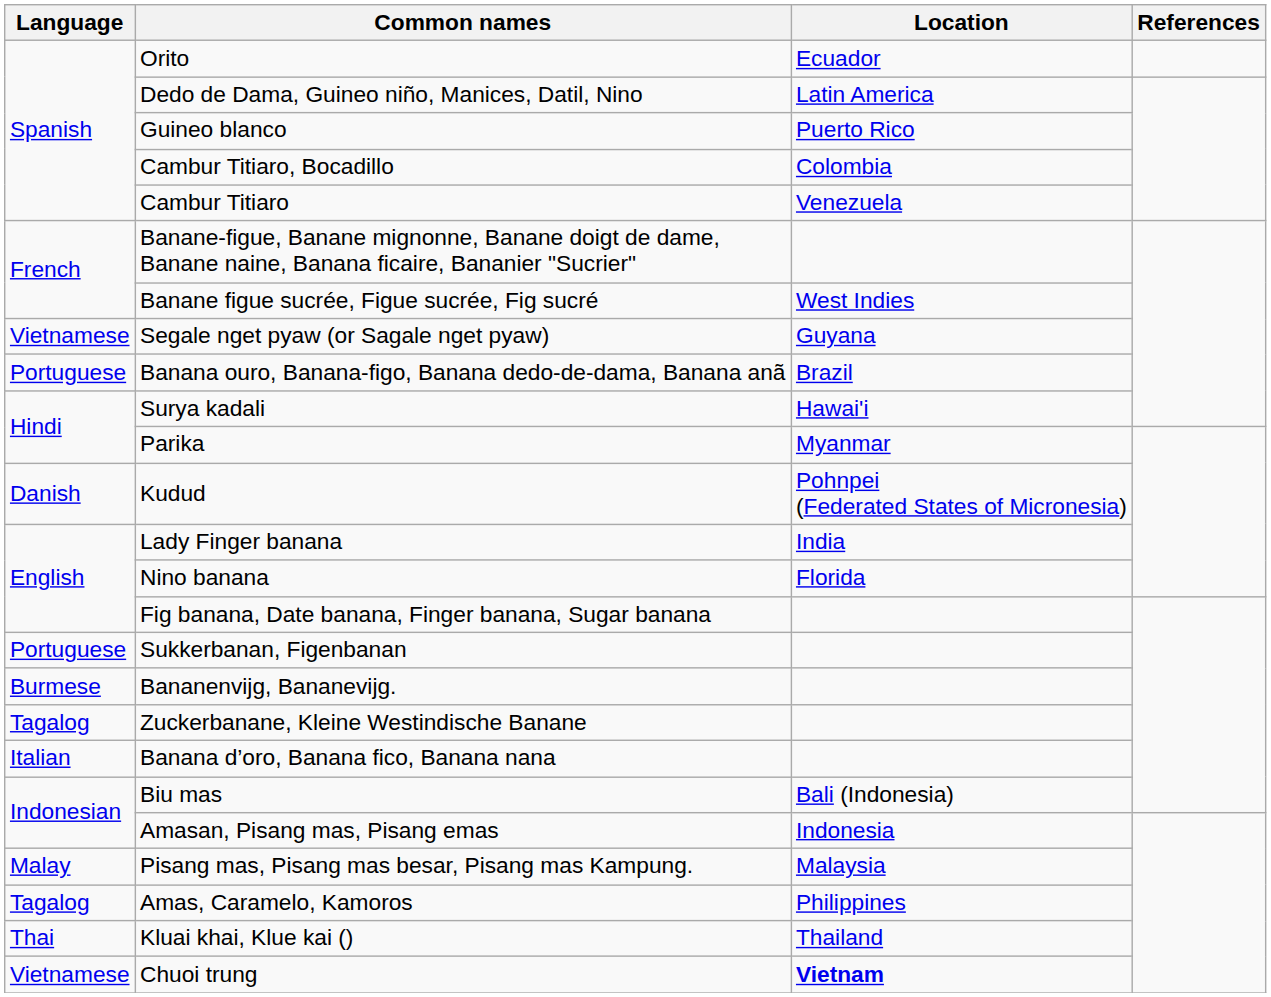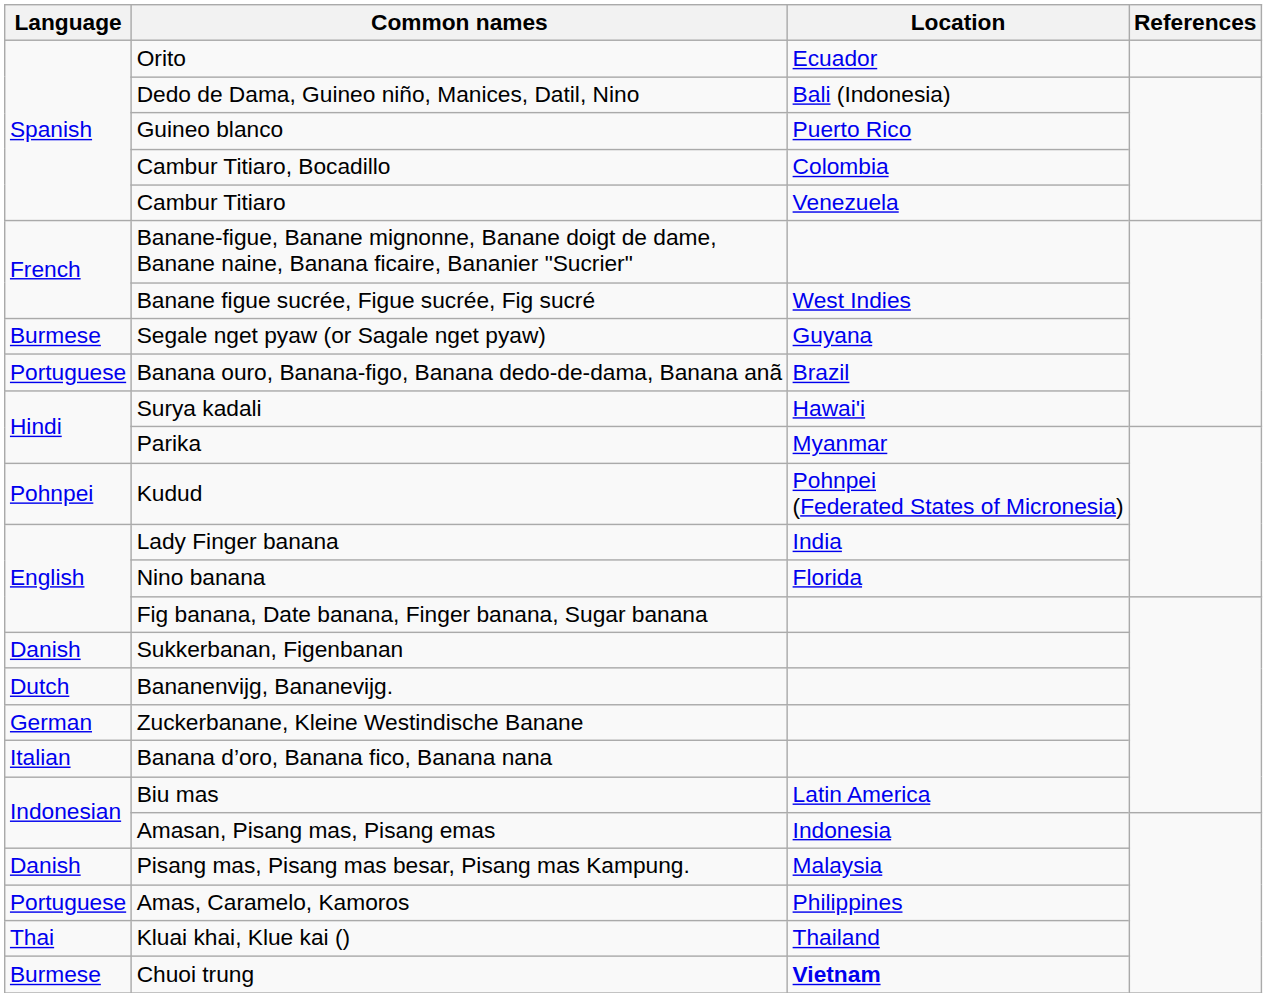(865, 94) Latin America -> (872, 94) Bali (Indonesia)
(70, 336) Vietnamese -> (55, 336) Burmese
(45, 493) Danish -> (52, 493) Pohnpei
(68, 650) Portuguese -> (45, 650) Danish
(55, 686) Burmese -> (40, 686) Dutch
(50, 722) Tagalog -> (51, 722) German
(875, 794) Bali (Indonesia) -> (861, 794) Latin America
(40, 866) Malay -> (45, 866) Danish
(50, 902) Tagalog -> (68, 902) Portuguese
(70, 974) Vietnamese -> (55, 974) Burmese
